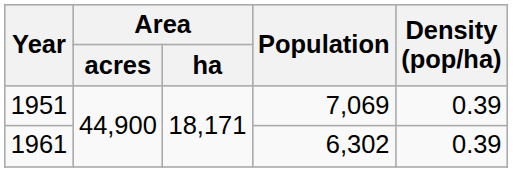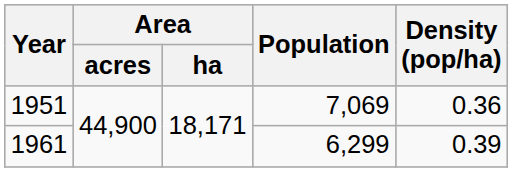(477, 105) 0.39 -> (477, 105) 0.36
(358, 145) 6,302 -> (358, 145) 6,299
